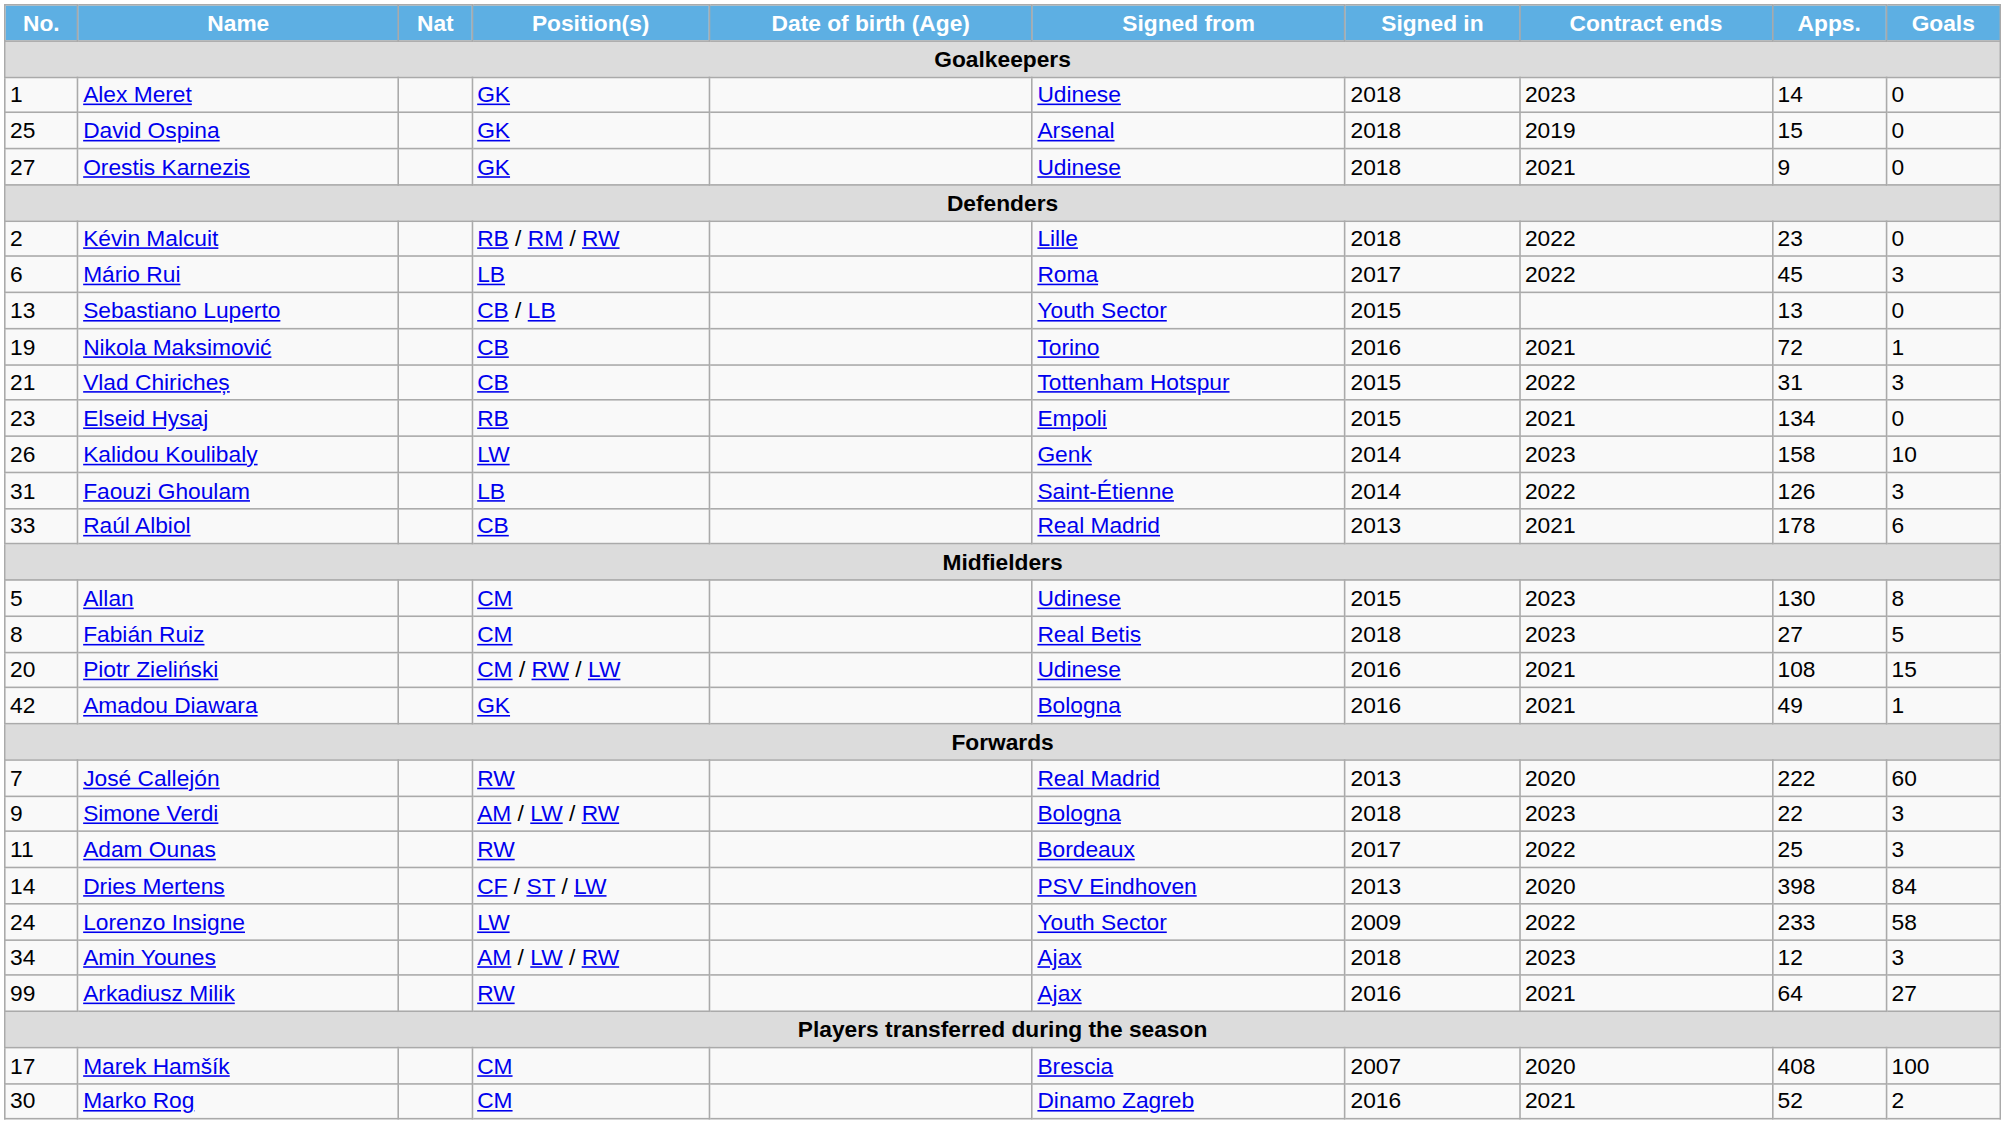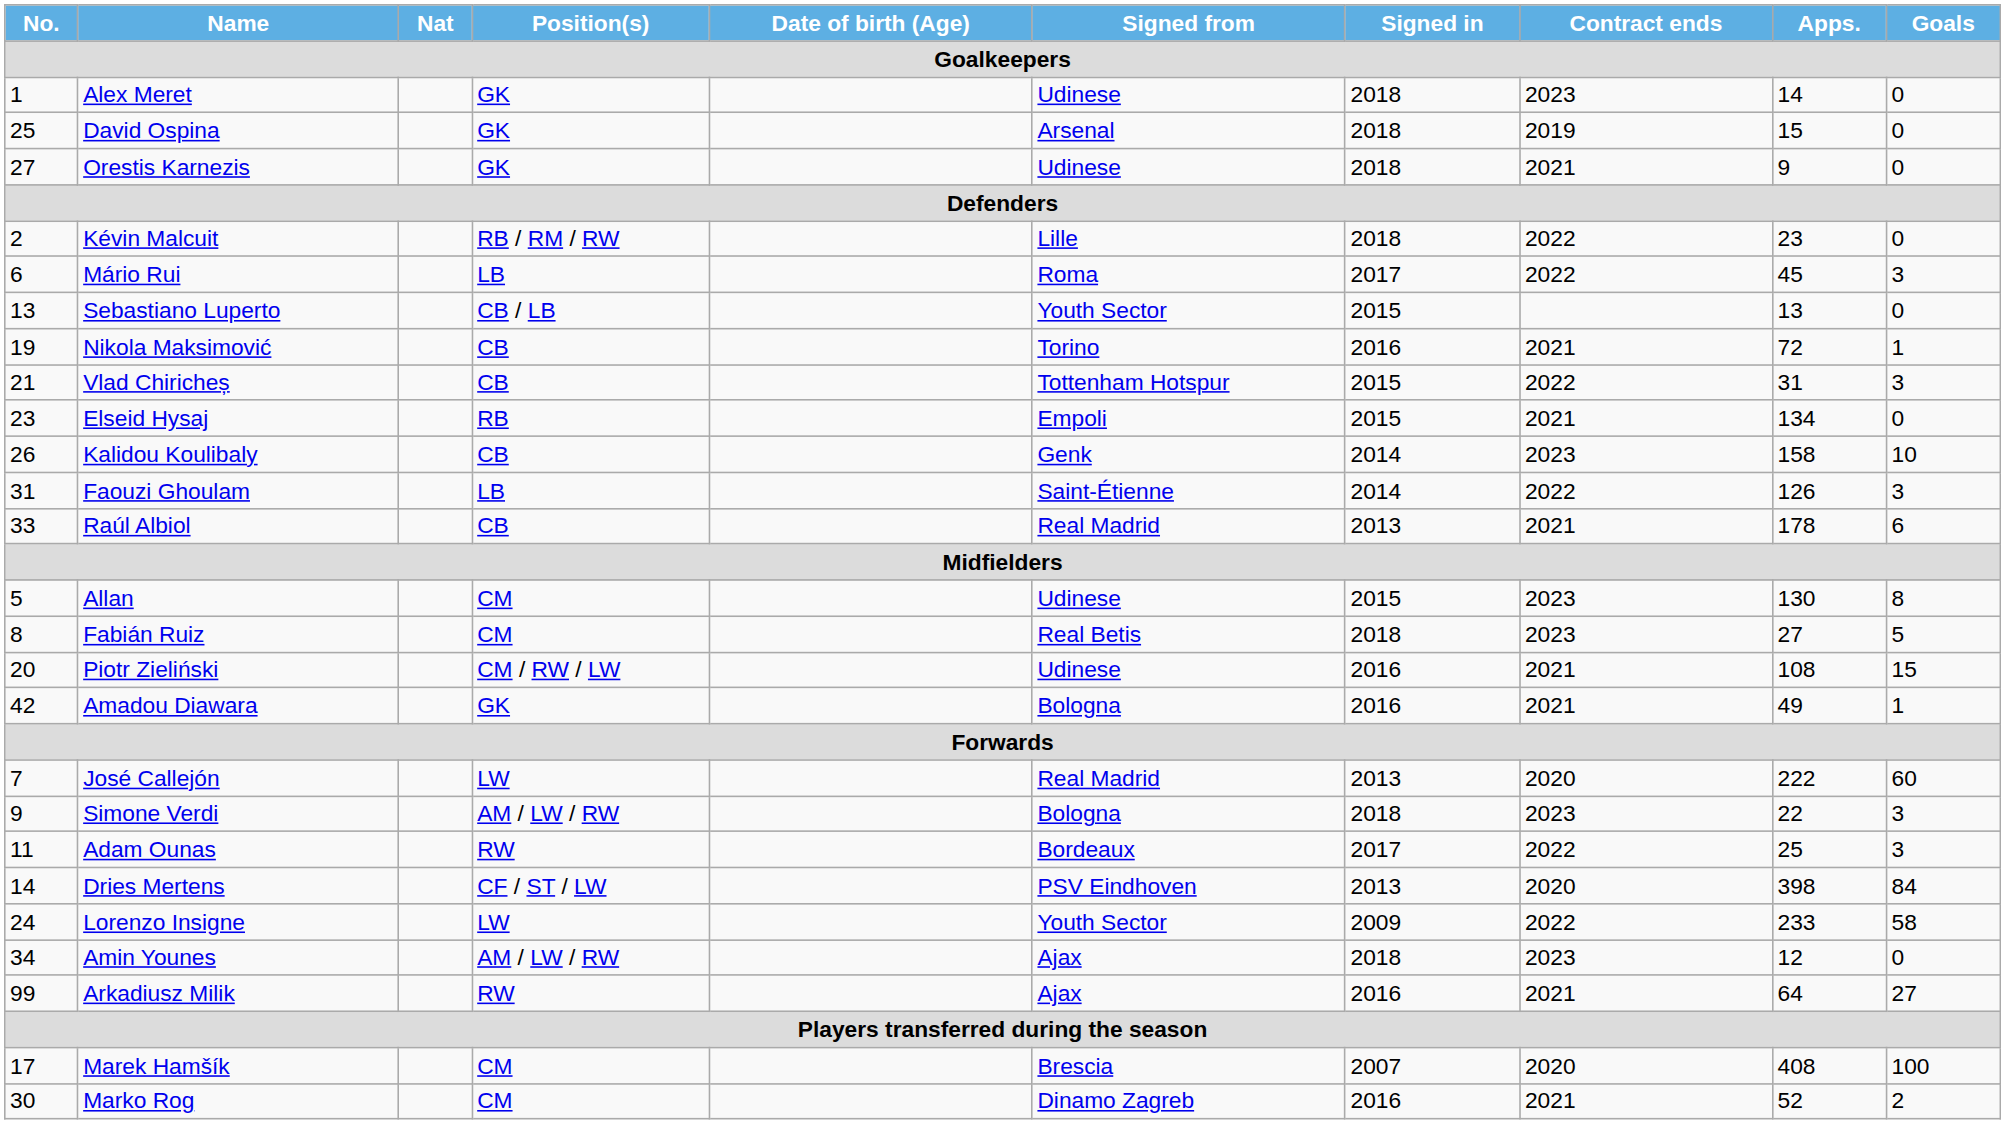(493, 454) LW -> (493, 454) CB
(496, 778) RW -> (493, 778) LW
(1898, 958) 3 -> (1898, 958) 0
